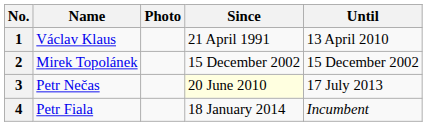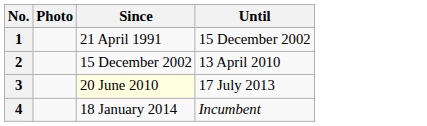- column: (87, 16)
(348, 39) 13 April 2010 -> (255, 39) 15 December 2002
(363, 62) 15 December 2002 -> (240, 62) 13 April 2010
